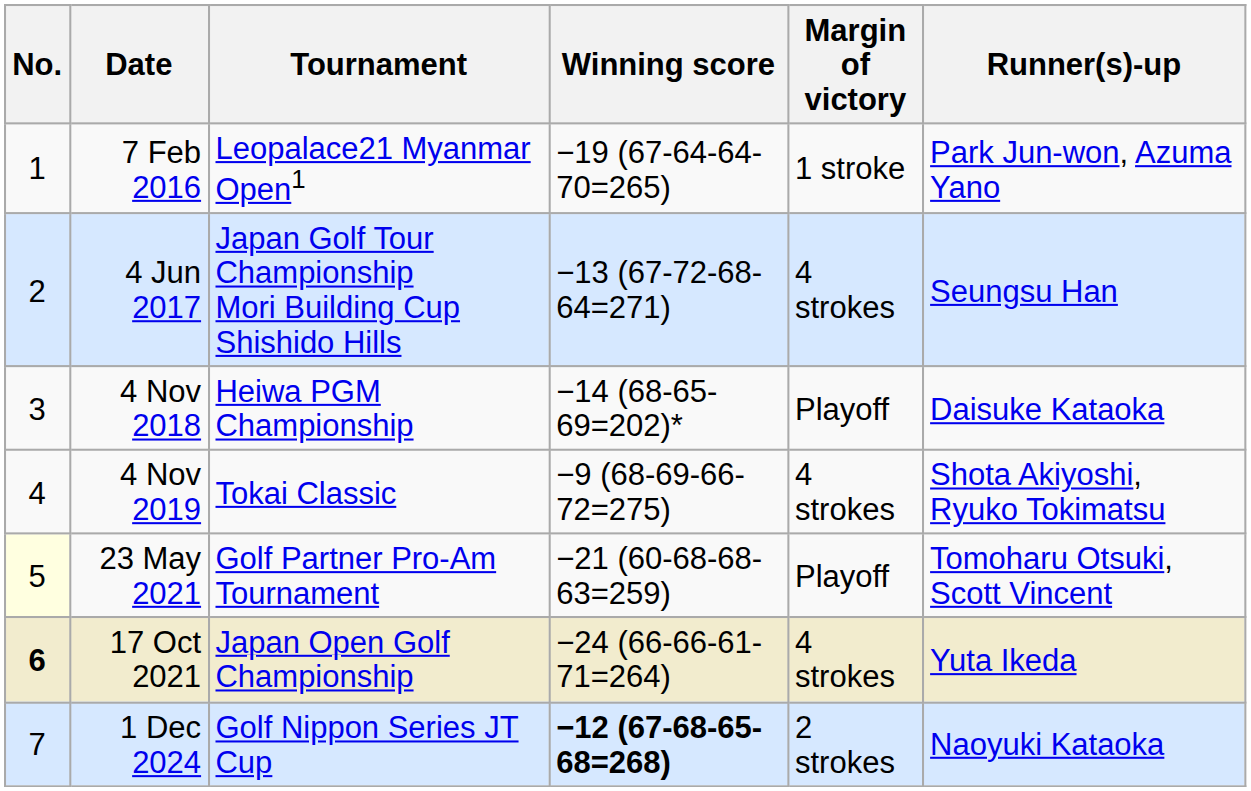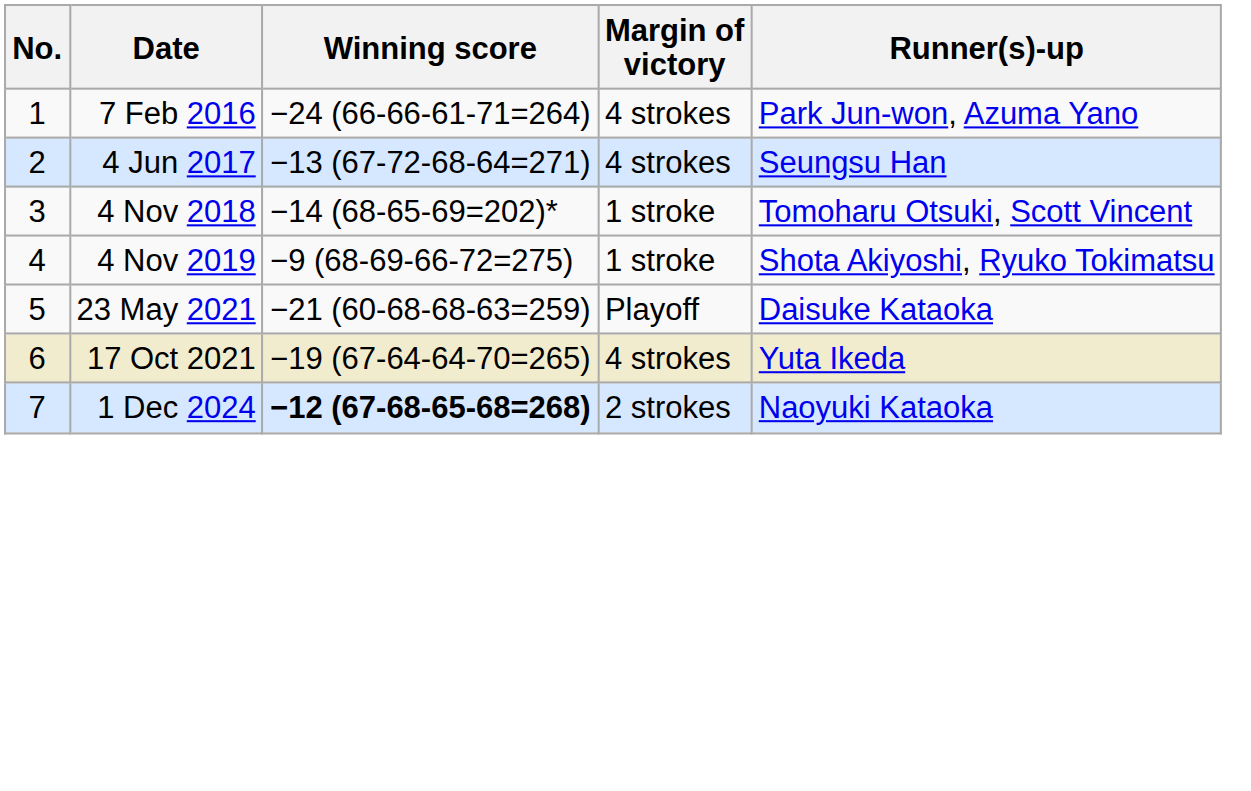- column: (379, 64)
(659, 169) −19 (67-64-64-70=265) -> (430, 114) −24 (66-66-61-71=264)
(850, 169) 1 stroke -> (668, 114) 4 strokes
(842, 409) Playoff -> (660, 212) 1 stroke
(1047, 409) Daisuke Kataoka -> (975, 212) Tomoharu Otsuki, Scott Vincent
(845, 492) 4 strokes -> (660, 261) 1 stroke
(37, 576) lightyellow background -> (37, 310) no background
(1052, 576) Tomoharu Otsuki, Scott Vincent -> (876, 310) Daisuke Kataoka
(37, 660) bold -> (37, 359) normal
(659, 660) −24 (66-66-61-71=264) -> (430, 359) −19 (67-64-64-70=265)
